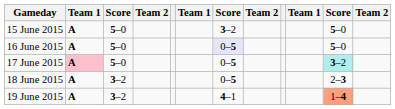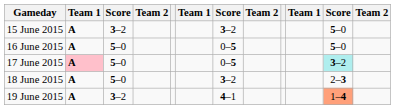(118, 29) 5–0 -> (118, 29) 3–2
(228, 46) lavender background -> (228, 46) no background
(118, 79) 3–2 -> (118, 79) 5–0
(228, 79) 0–5 -> (228, 79) 3–2
